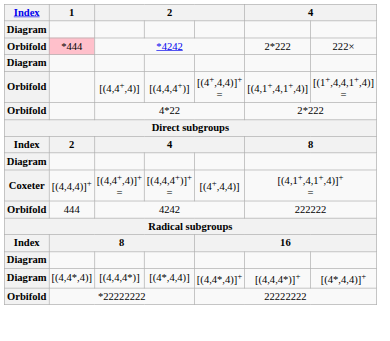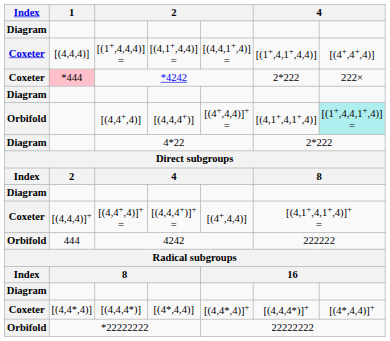+ row: (121, 53)
(27, 46) Orbifold -> (27, 77) Coxeter
(343, 87) no background -> (352, 118) paleturquoise background
(27, 111) Orbifold -> (27, 142) Diagram
(27, 278) Diagram -> (27, 309) Coxeter
